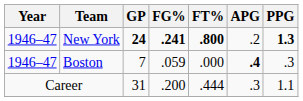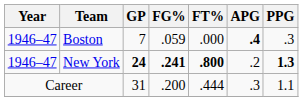rows swapped: (91, 39) <-> (83, 62)
